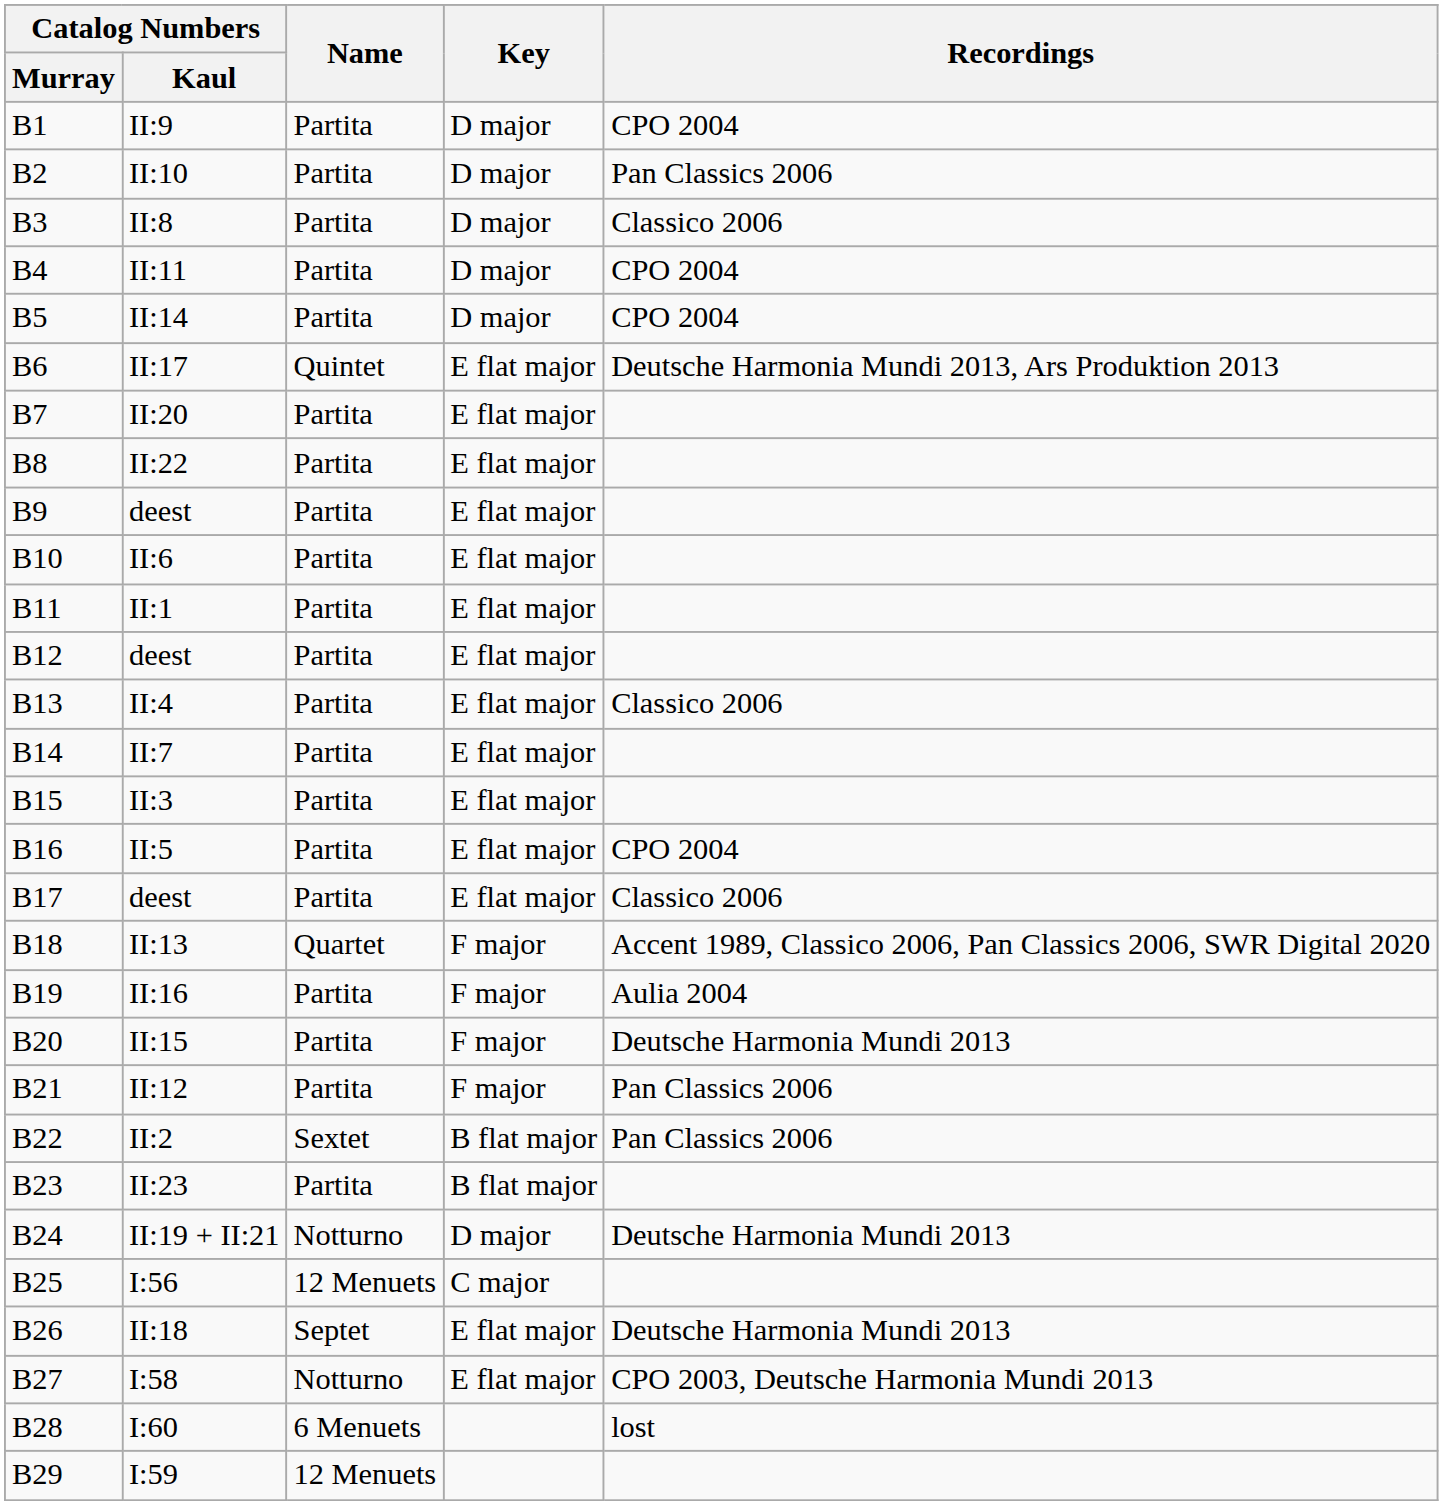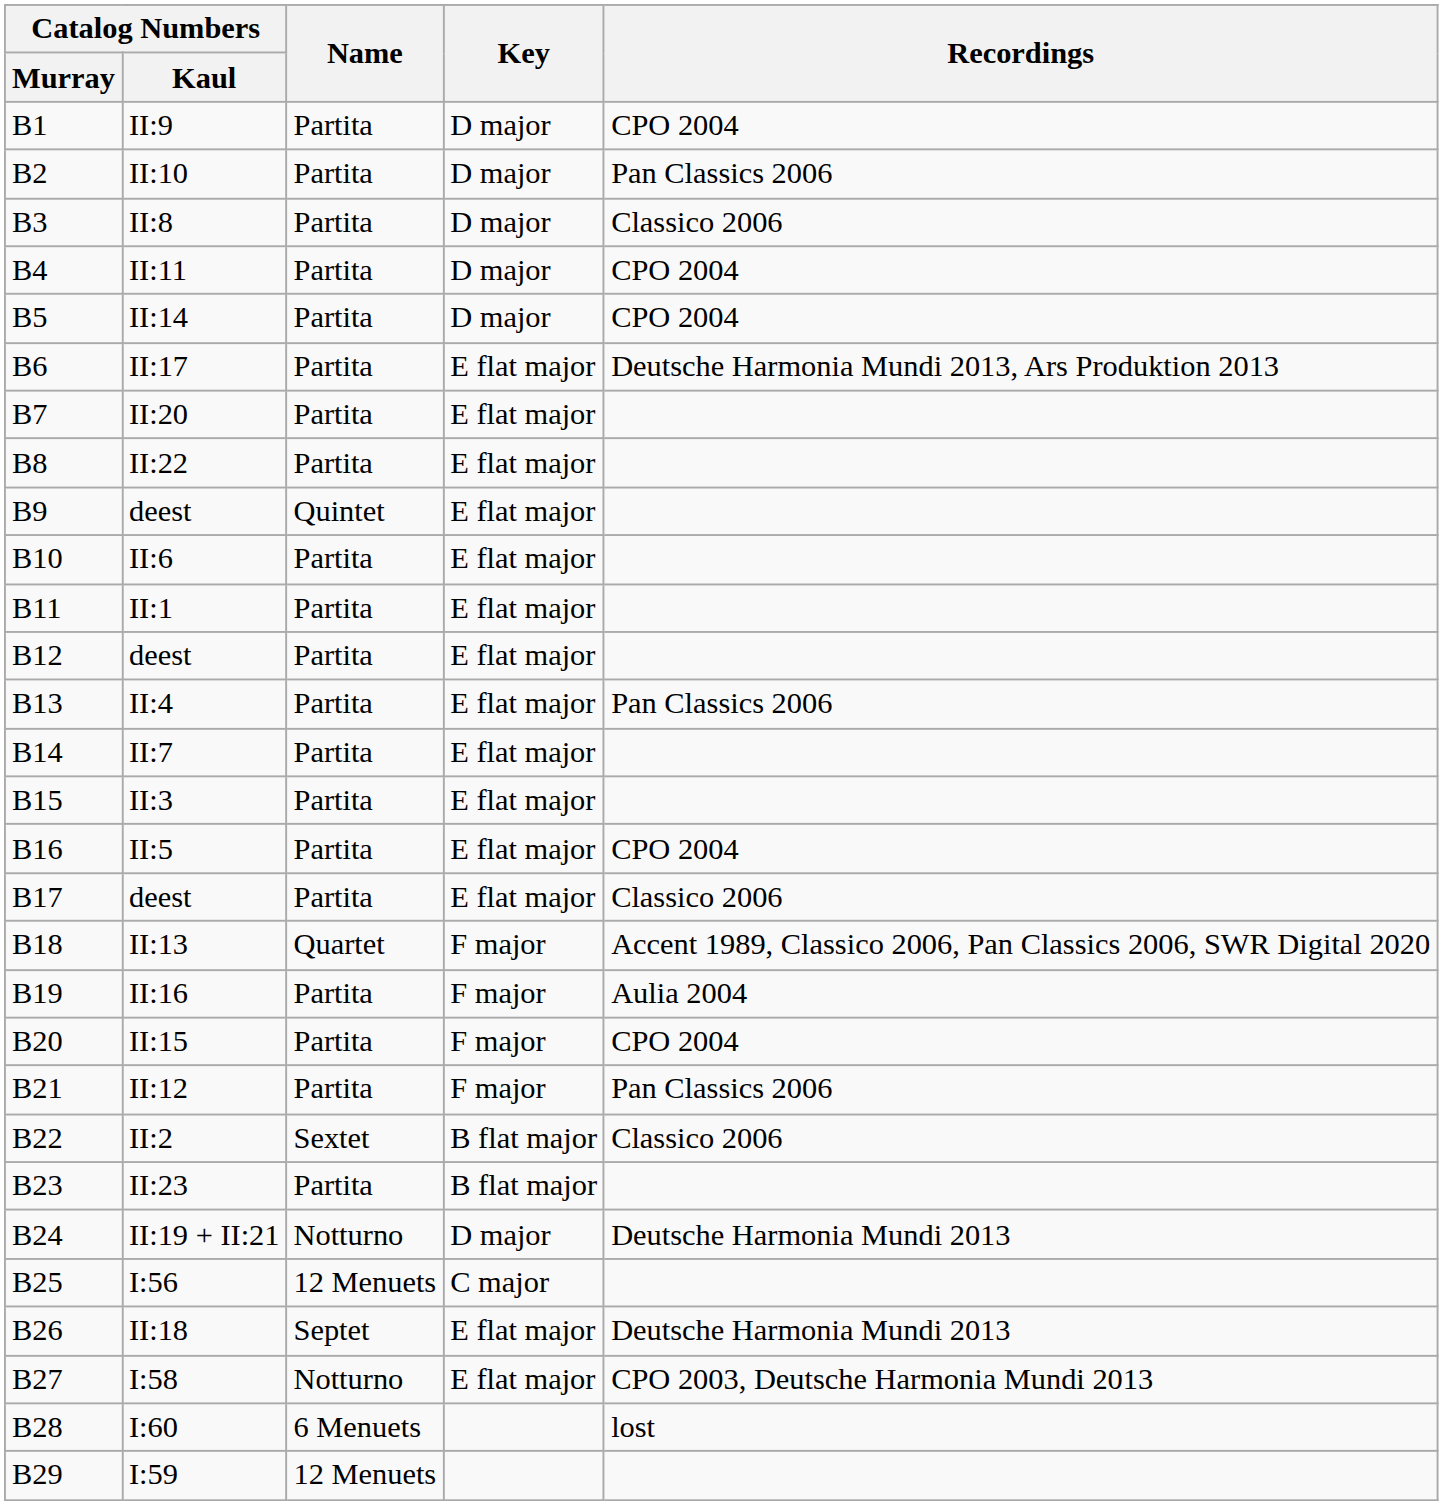(339, 366) Quintet -> (333, 366) Partita
(333, 510) Partita -> (339, 510) Quintet
(697, 703) Classico 2006 -> (722, 703) Pan Classics 2006
(811, 1041) Deutsche Harmonia Mundi 2013 -> (675, 1041) CPO 2004
(722, 1137) Pan Classics 2006 -> (697, 1137) Classico 2006
